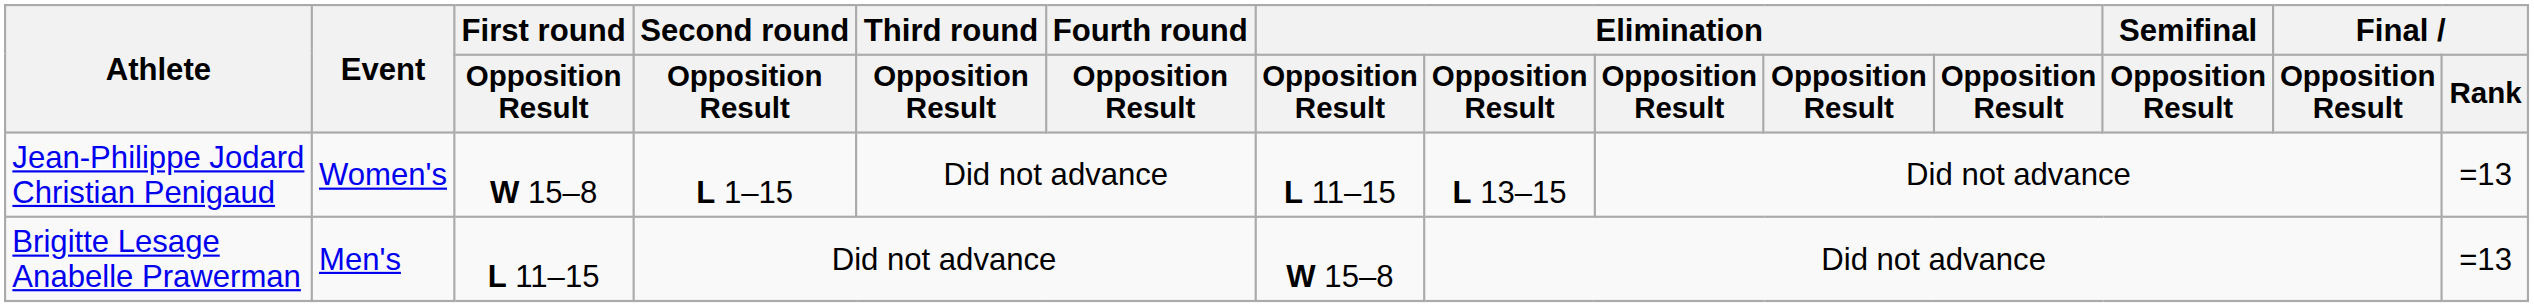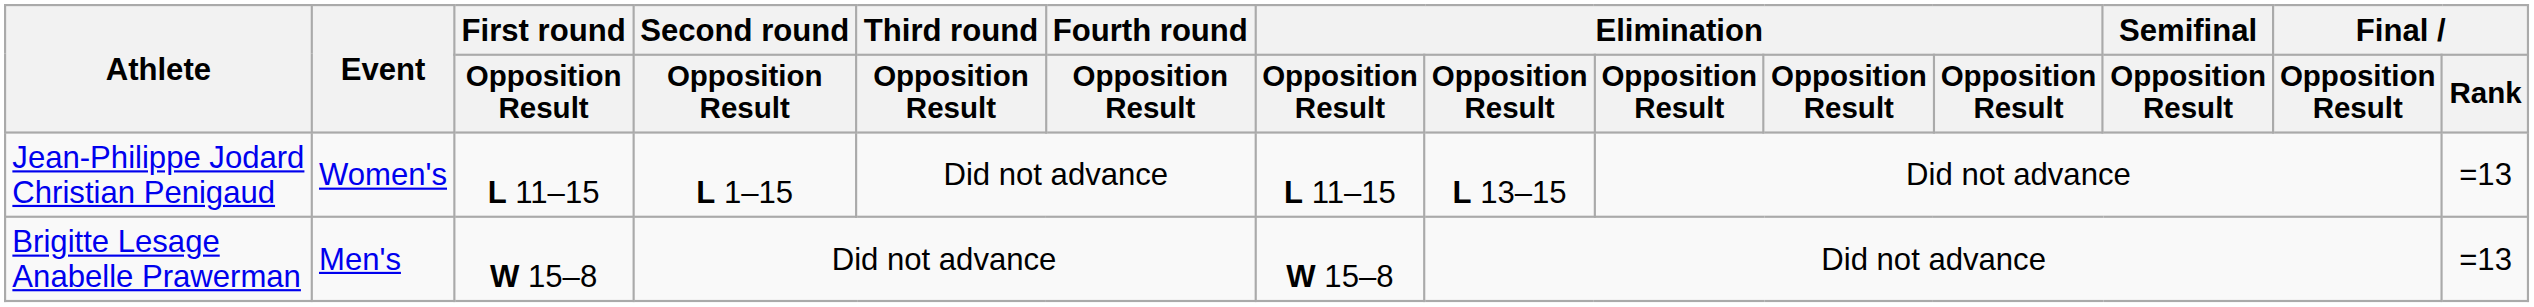(544, 193) W 15–8 -> (544, 193) L 11–15
(544, 276) L 11–15 -> (544, 276) W 15–8
